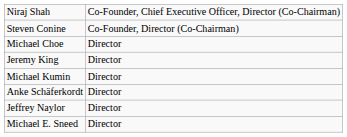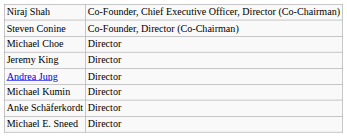+ row: (32, 76)
- row: (36, 108)
